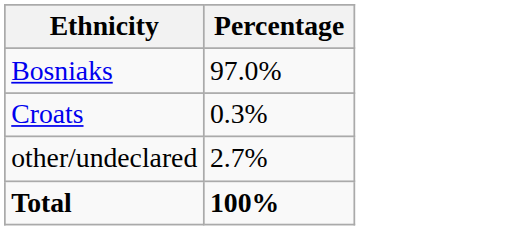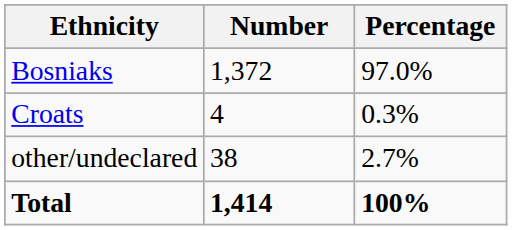+ column: (279, 26)
